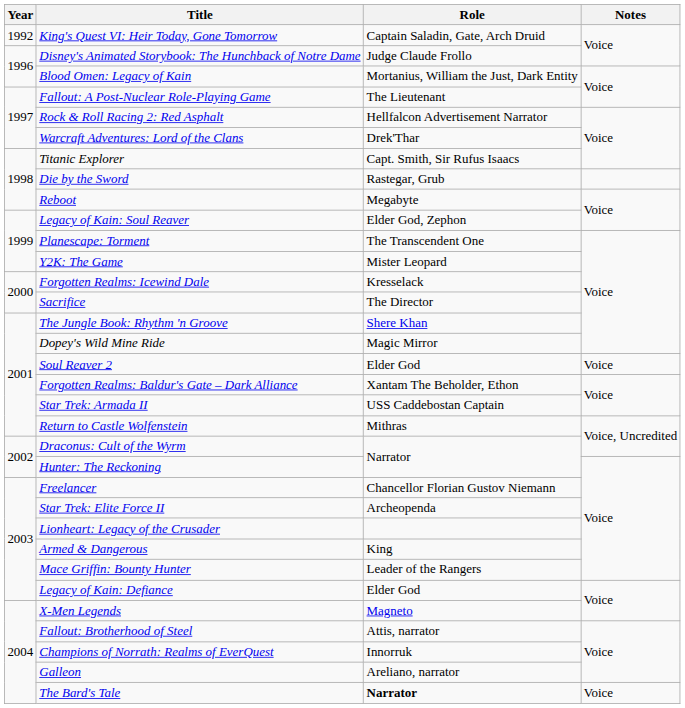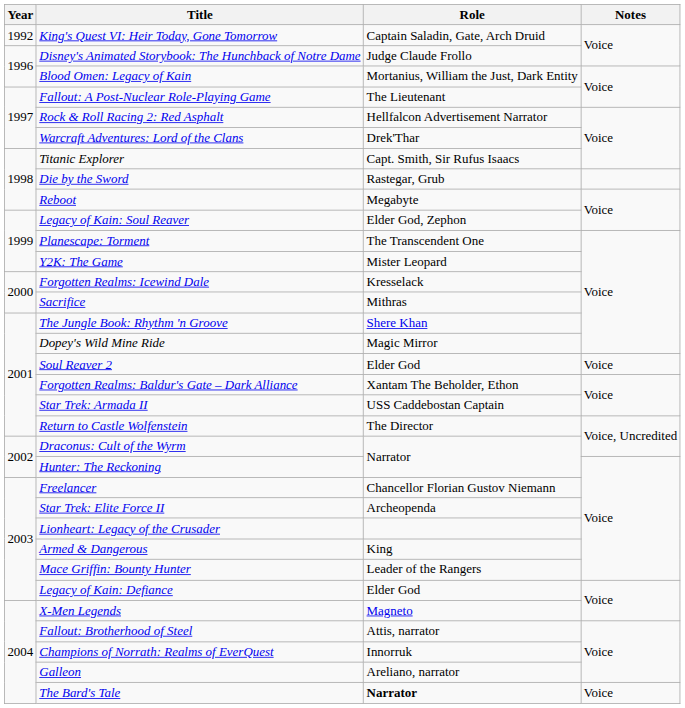(400, 302) The Director -> (387, 302) Mithras
(387, 425) Mithras -> (400, 425) The Director
